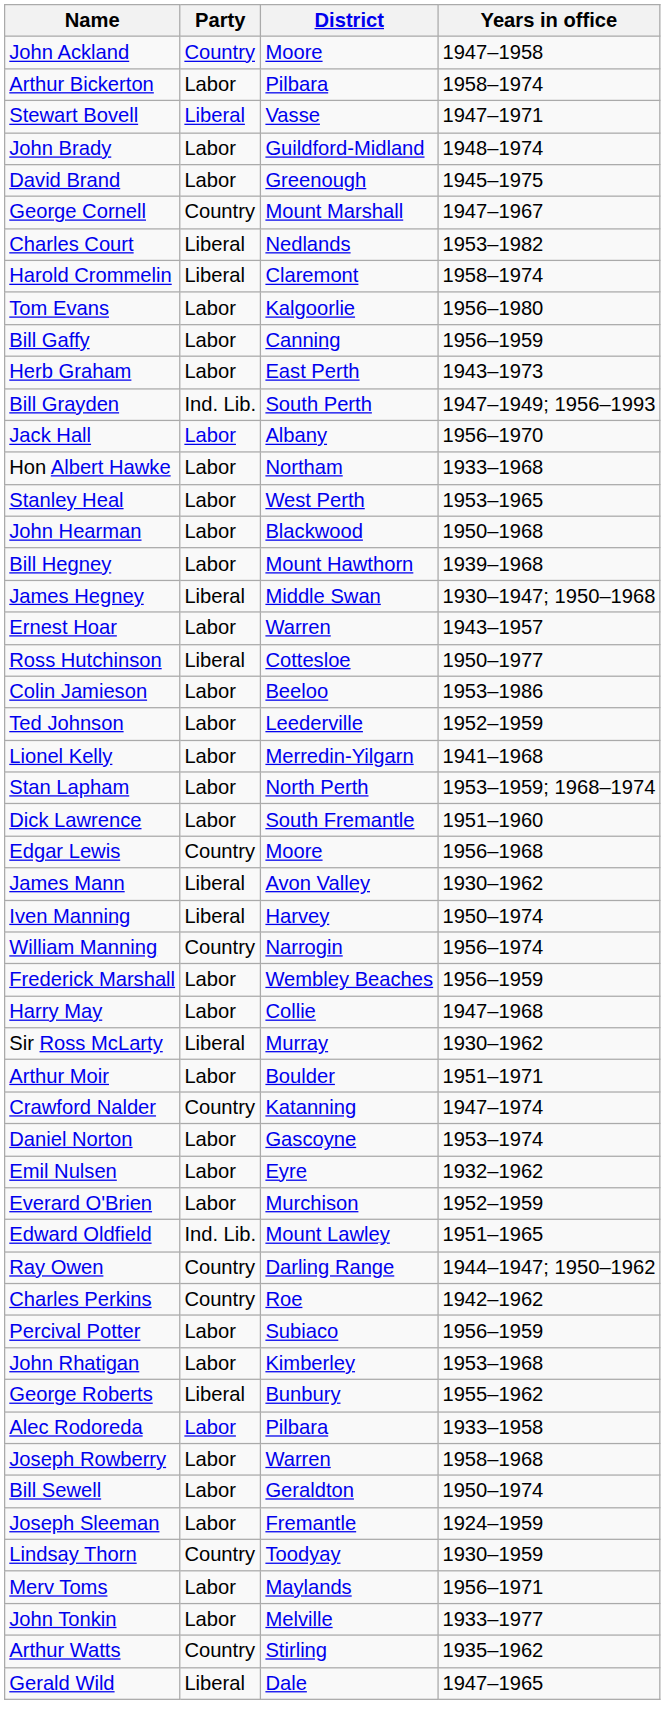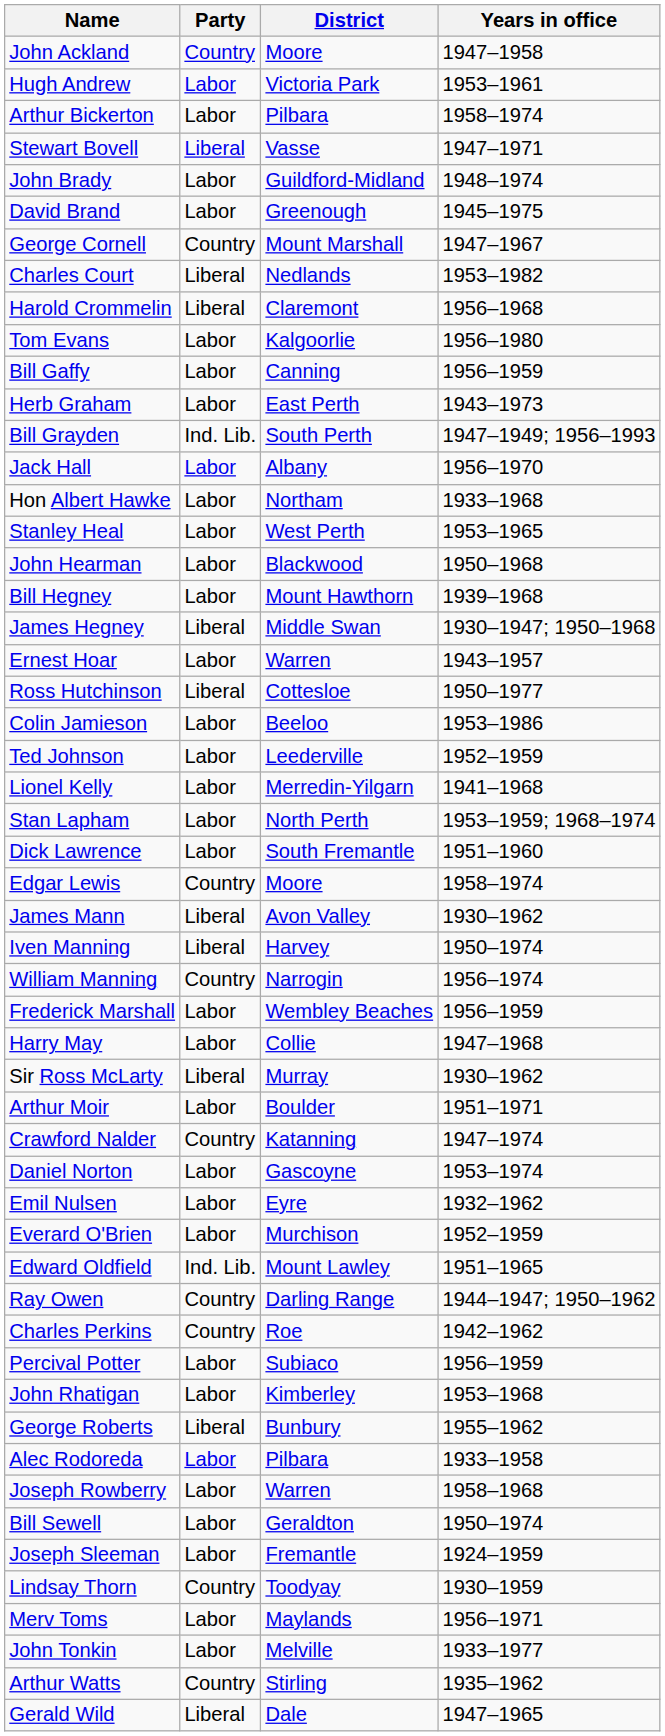+ row: (70, 84)
(493, 276) 1958–1974 -> (493, 308) 1956–1968
(493, 851) 1956–1968 -> (493, 883) 1958–1974
